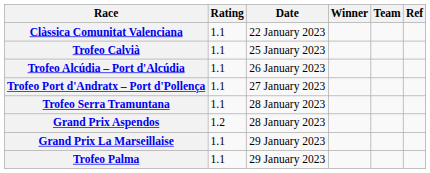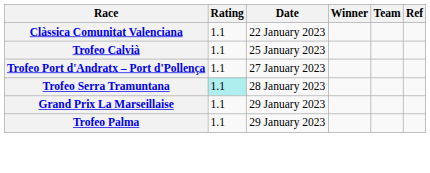- row: (106, 68)
(218, 104) no background -> (218, 86) paleturquoise background
- row: (106, 123)
